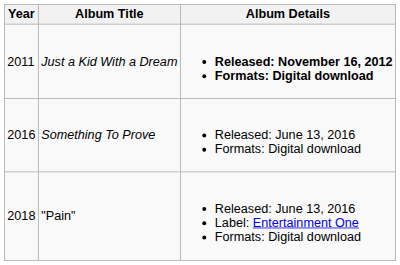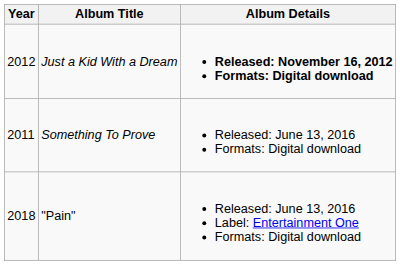(21, 61) 2011 -> (21, 61) 2012
(21, 135) 2016 -> (21, 135) 2011
